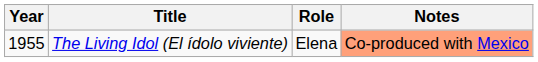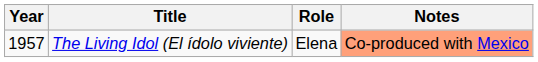(26, 43) 1955 -> (26, 43) 1957
